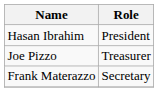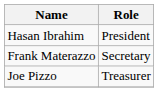rows swapped: (51, 76) <-> (32, 55)
